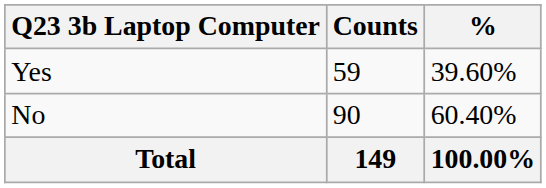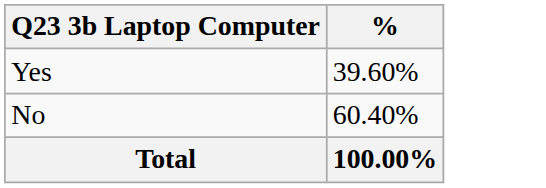- column: (375, 26)
